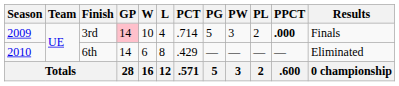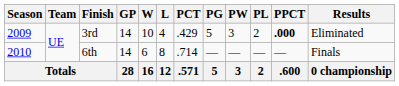(125, 33) pink background -> (125, 33) no background
(187, 33) .714 -> (187, 33) .429
(326, 33) Finals -> (337, 33) Eliminated
(187, 52) .429 -> (187, 52) .714
(337, 52) Eliminated -> (326, 52) Finals
